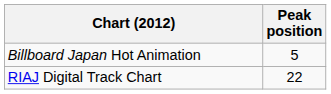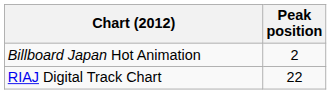(294, 54) 5 -> (294, 54) 2
